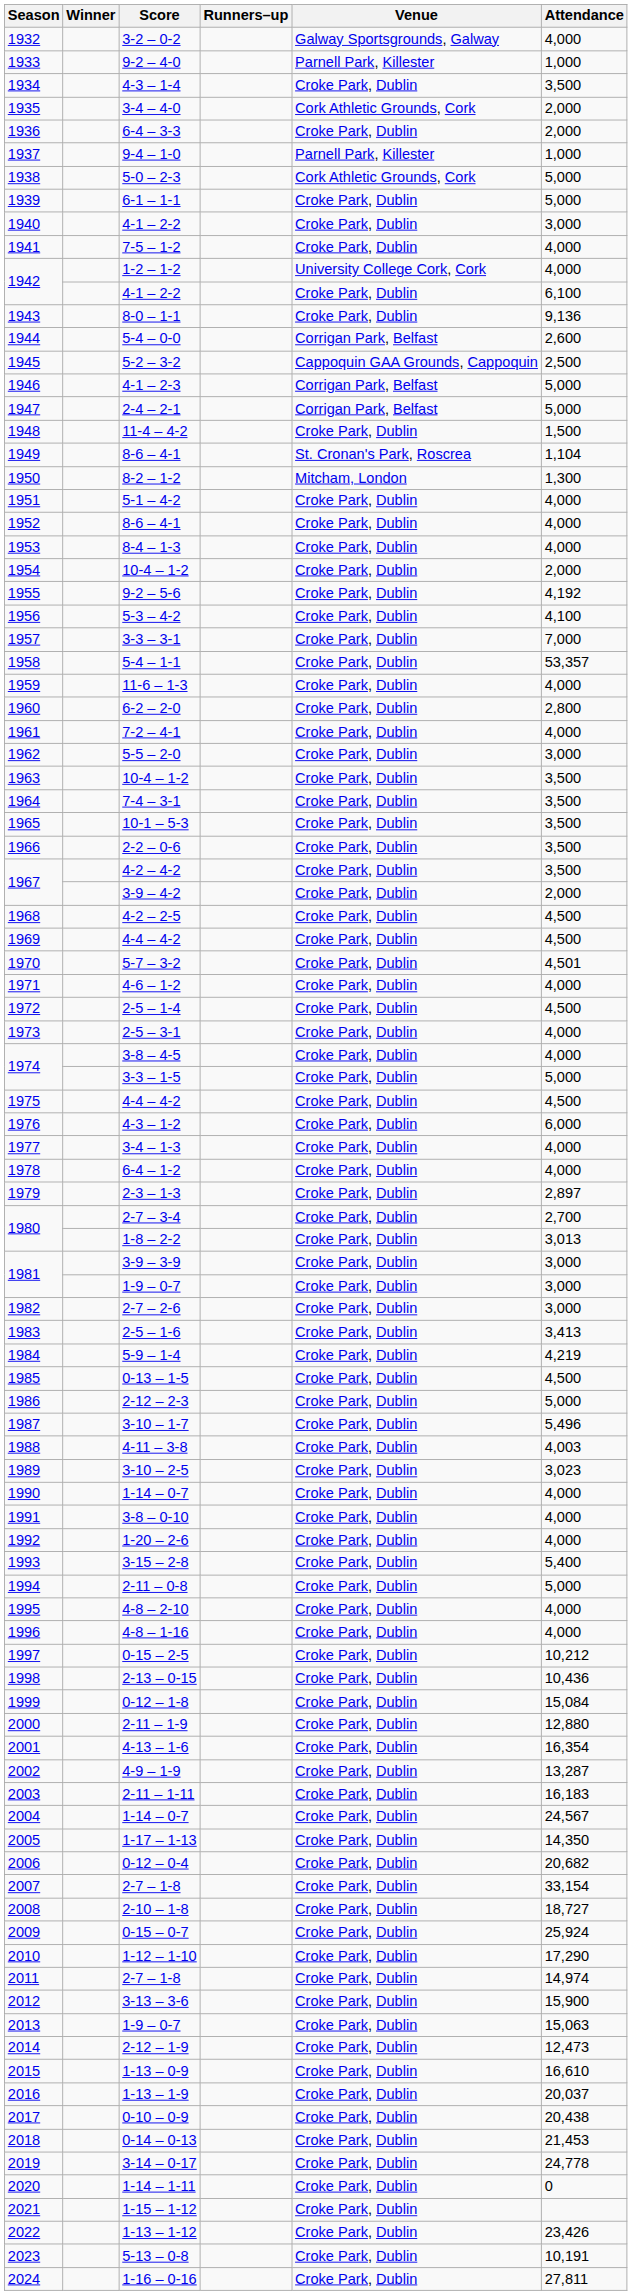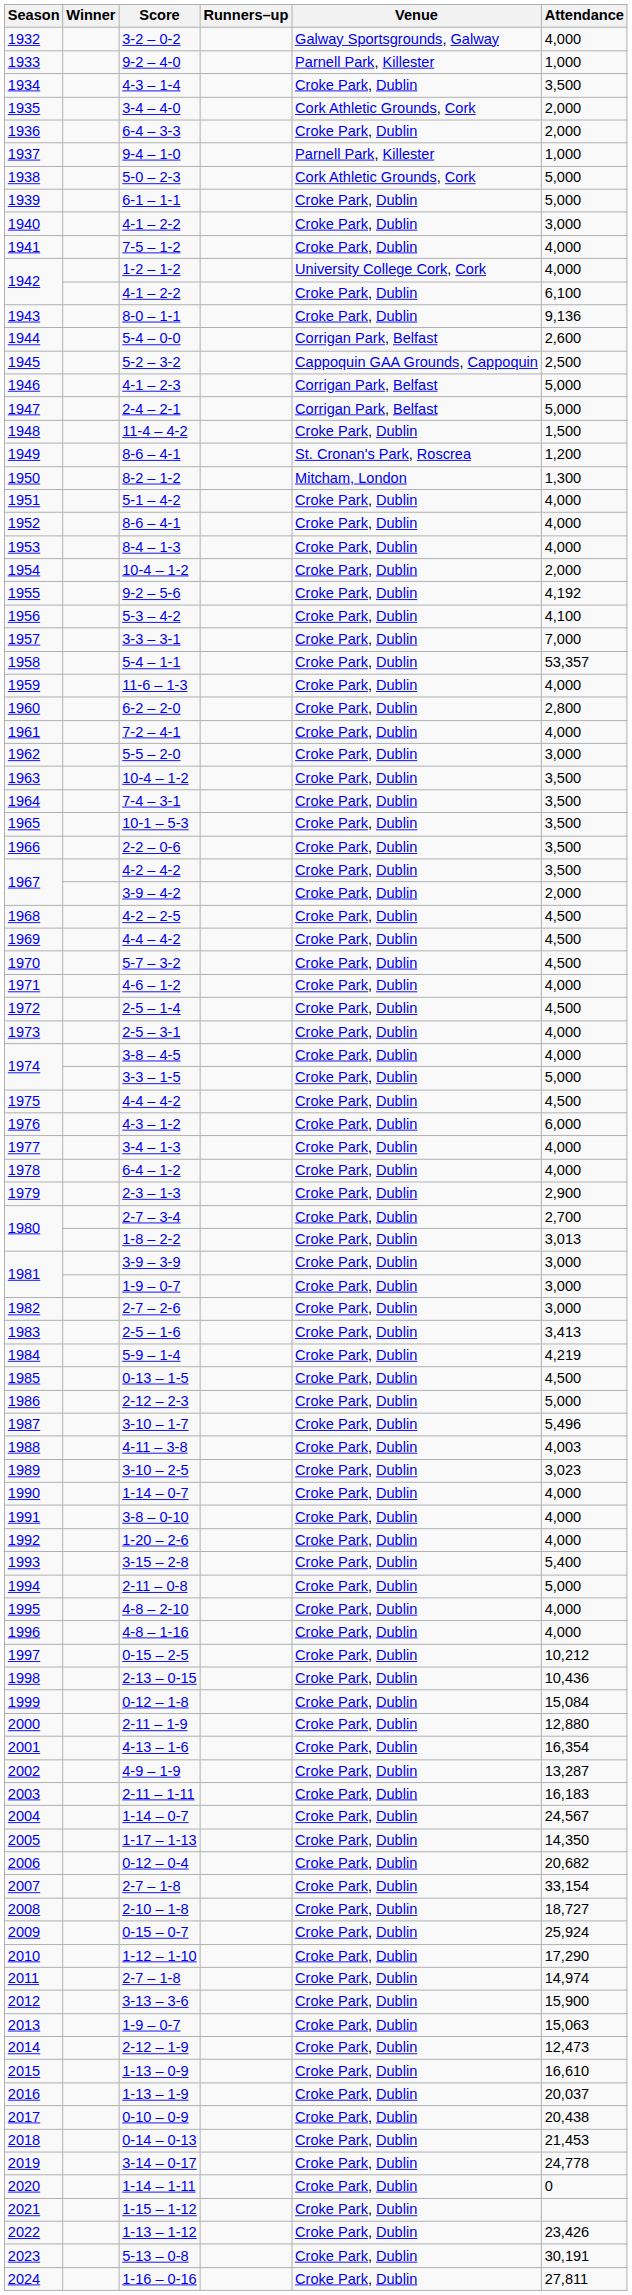(563, 454) 1,104 -> (563, 454) 1,200
(563, 962) 4,501 -> (563, 962) 4,500
(563, 1193) 2,897 -> (563, 1193) 2,900
(567, 2255) 10,191 -> (567, 2255) 30,191
